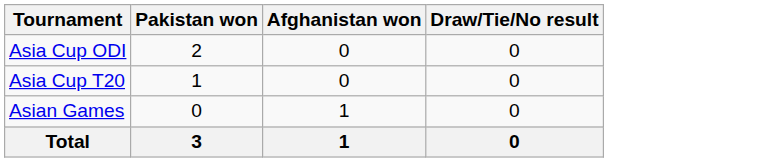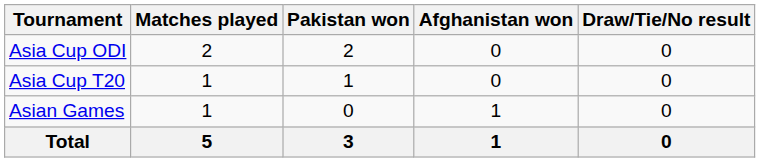+ column: (207, 19)
